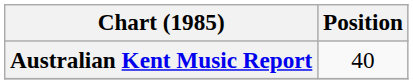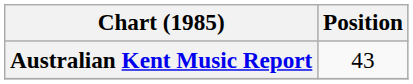(363, 59) 40 -> (363, 59) 43
